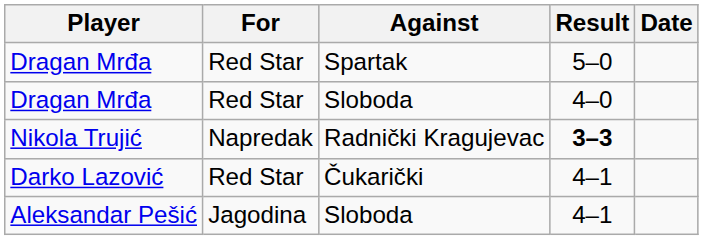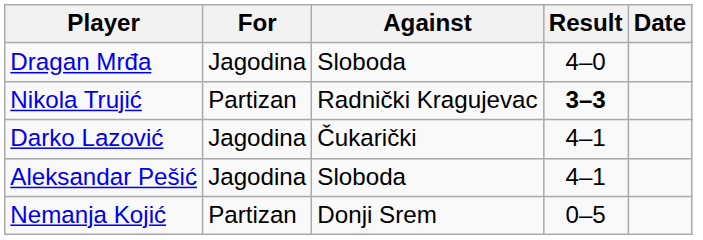- row: (81, 61)
(256, 100) Red Star -> (257, 61) Jagodina
(261, 138) Napredak -> (252, 100) Partizan
(256, 176) Red Star -> (257, 138) Jagodina
+ row: (88, 215)
